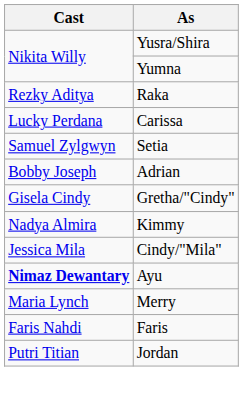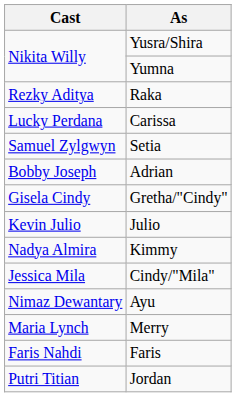+ row: (145, 224)
(69, 275) bold -> (65, 301) normal
